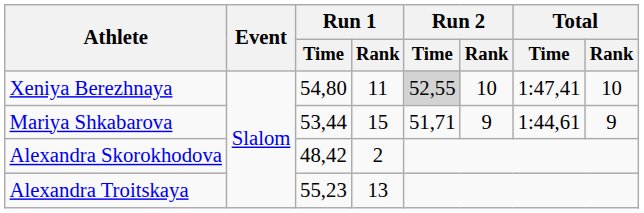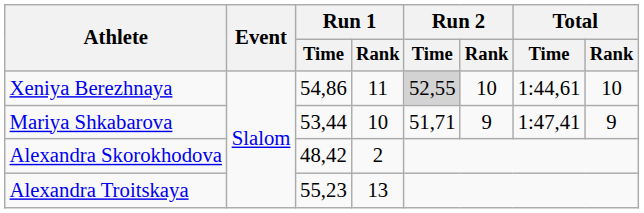(323, 88) 54,80 -> (323, 88) 54,86
(549, 88) 1:47,41 -> (549, 88) 1:44,61
(378, 122) 15 -> (378, 122) 10
(549, 122) 1:44,61 -> (549, 122) 1:47,41
